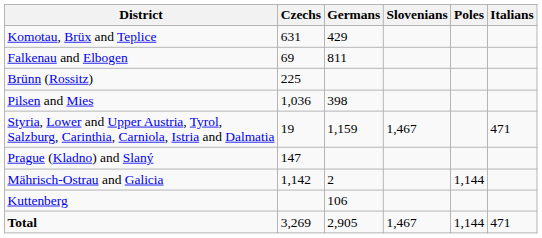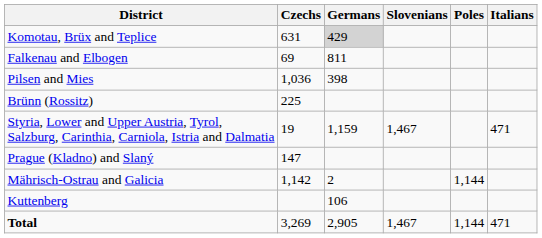(337, 36) no background -> (337, 36) lightgrey background
rows swapped: (50, 100) <-> (50, 79)
